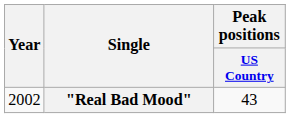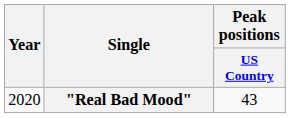(24, 99) 2002 -> (24, 99) 2020
